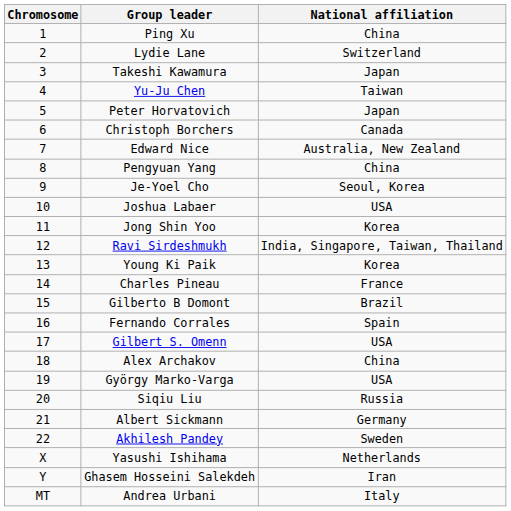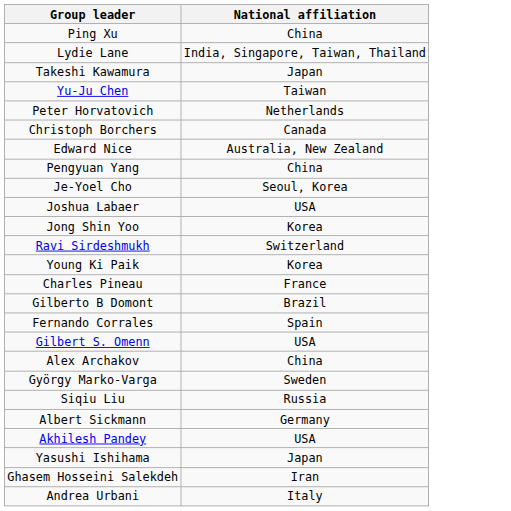- column: (43, 14)
(382, 53) Switzerland -> (305, 53) India, Singapore, Taiwan, Thailand
(382, 110) Japan -> (305, 110) Netherlands
(382, 245) India, Singapore, Taiwan, Thailand -> (305, 245) Switzerland
(382, 380) USA -> (305, 380) Sweden
(382, 438) Sweden -> (305, 438) USA
(382, 458) Netherlands -> (305, 458) Japan
